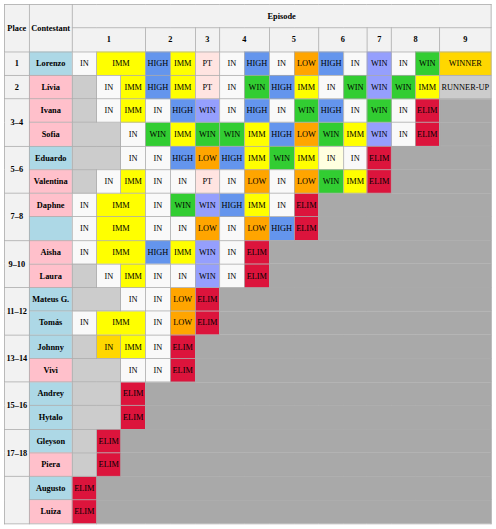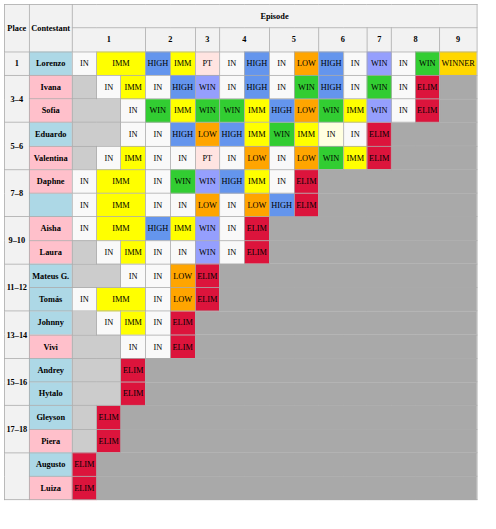- row: (51, 87)
(109, 346) gold background -> (109, 323) no background
